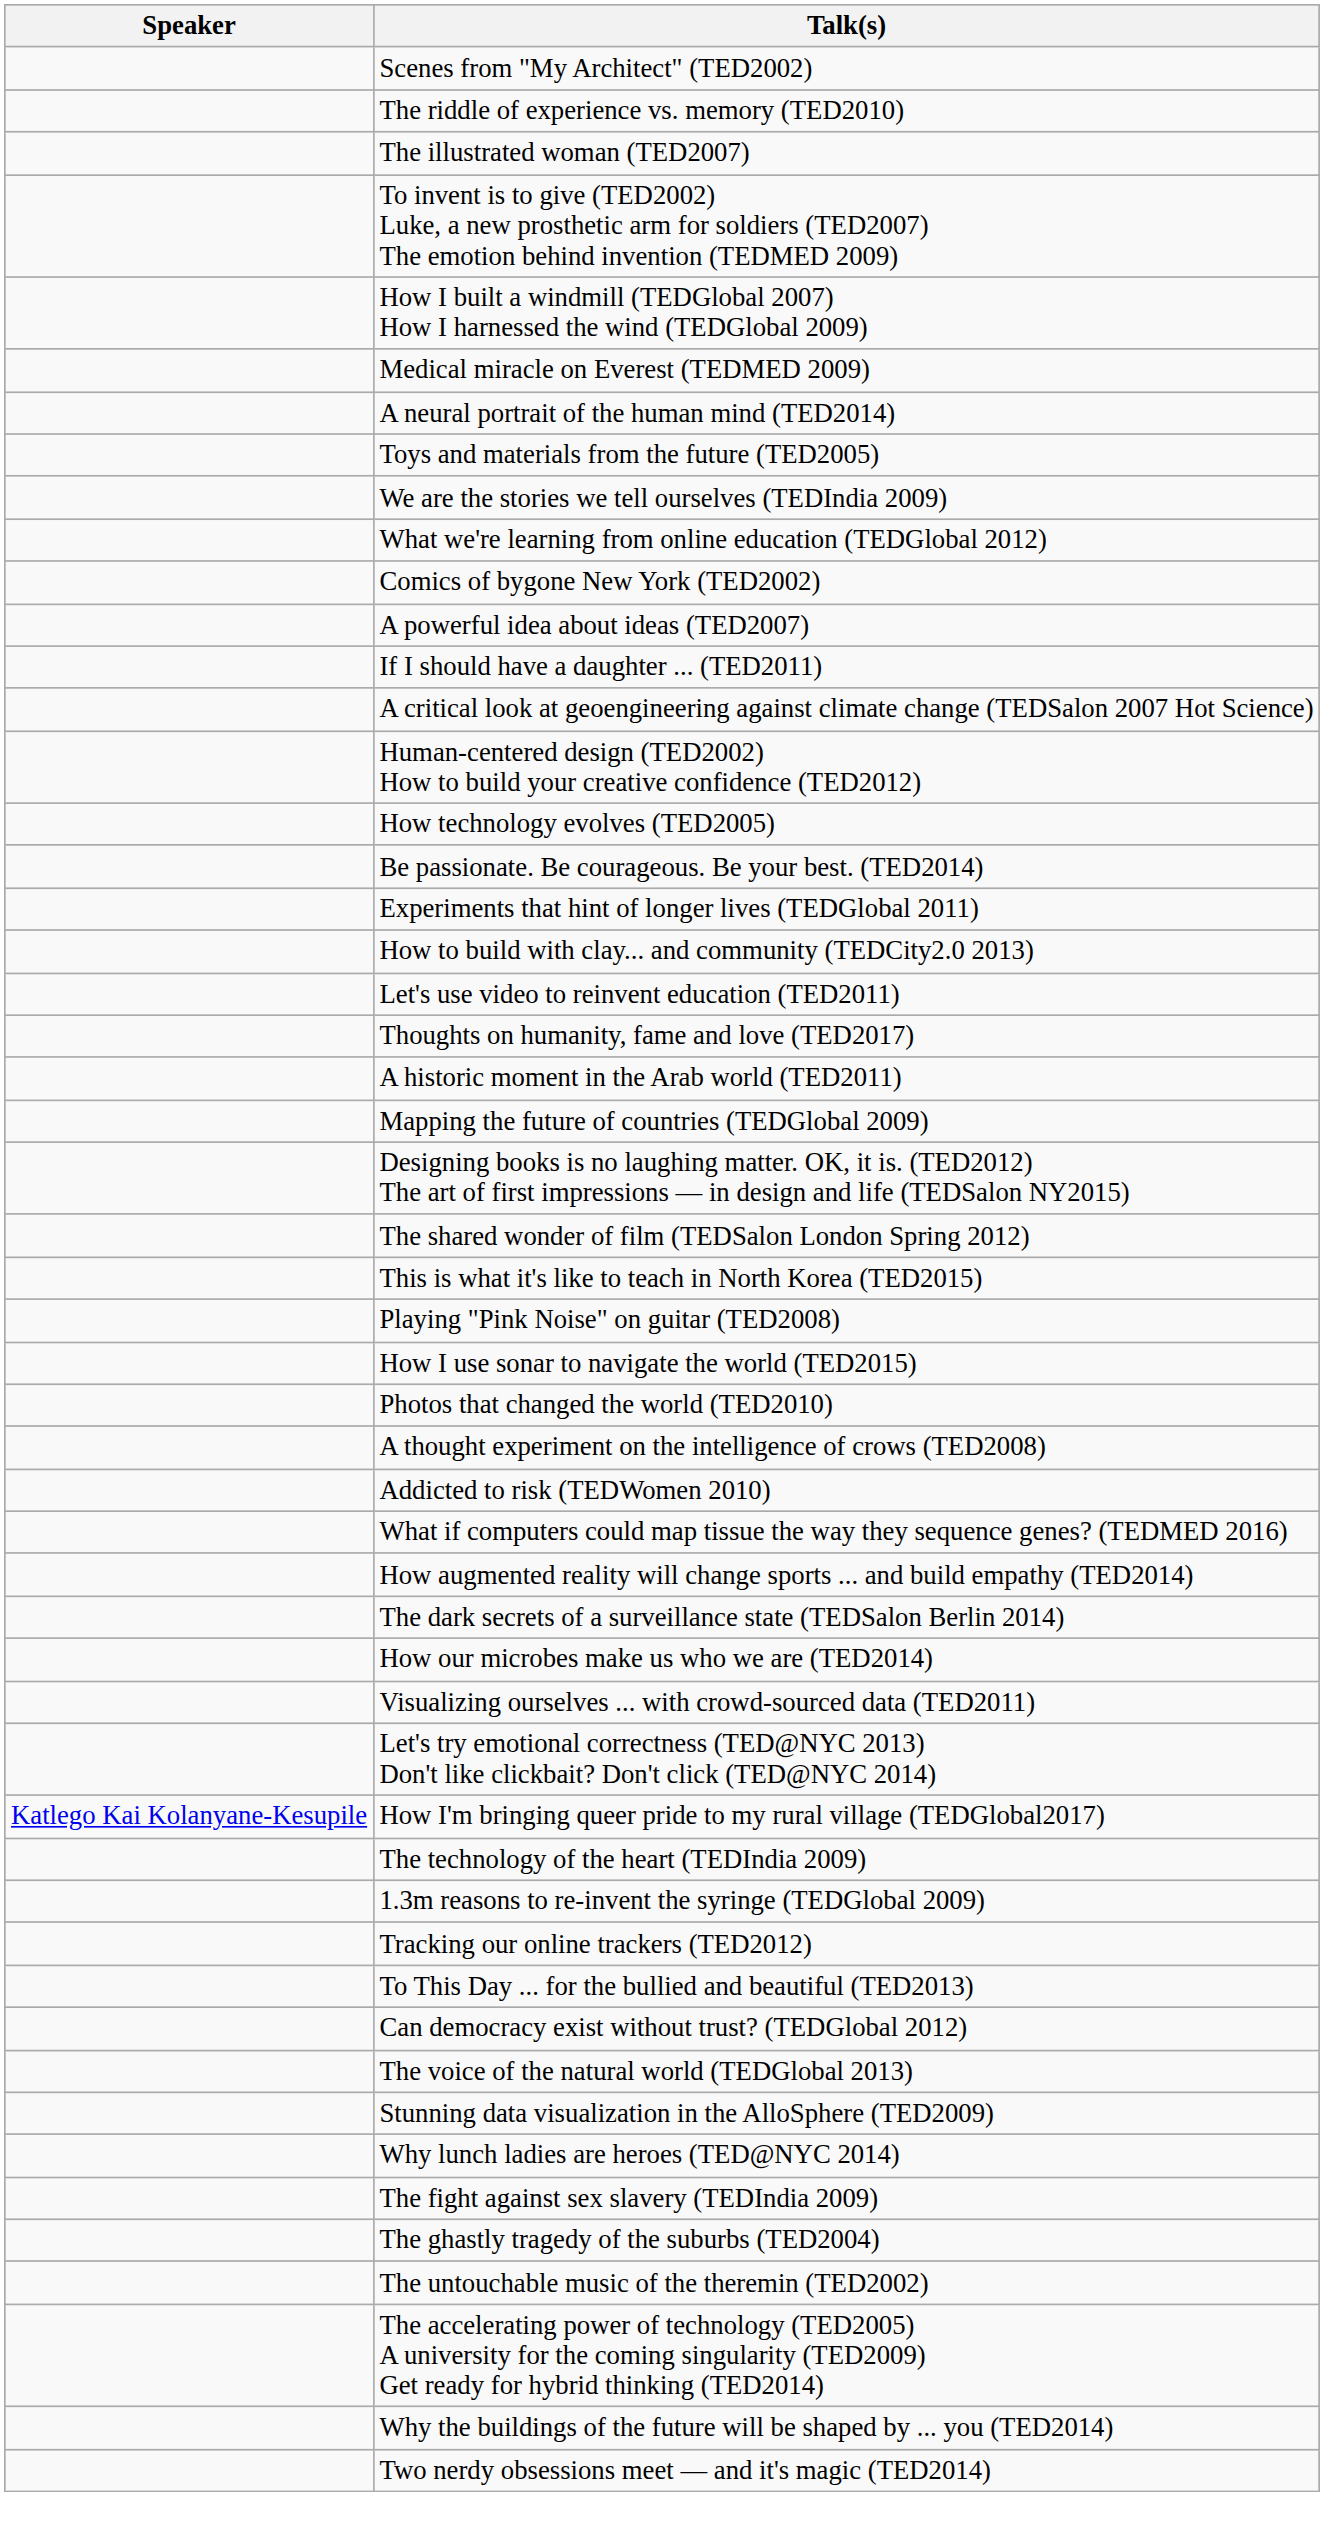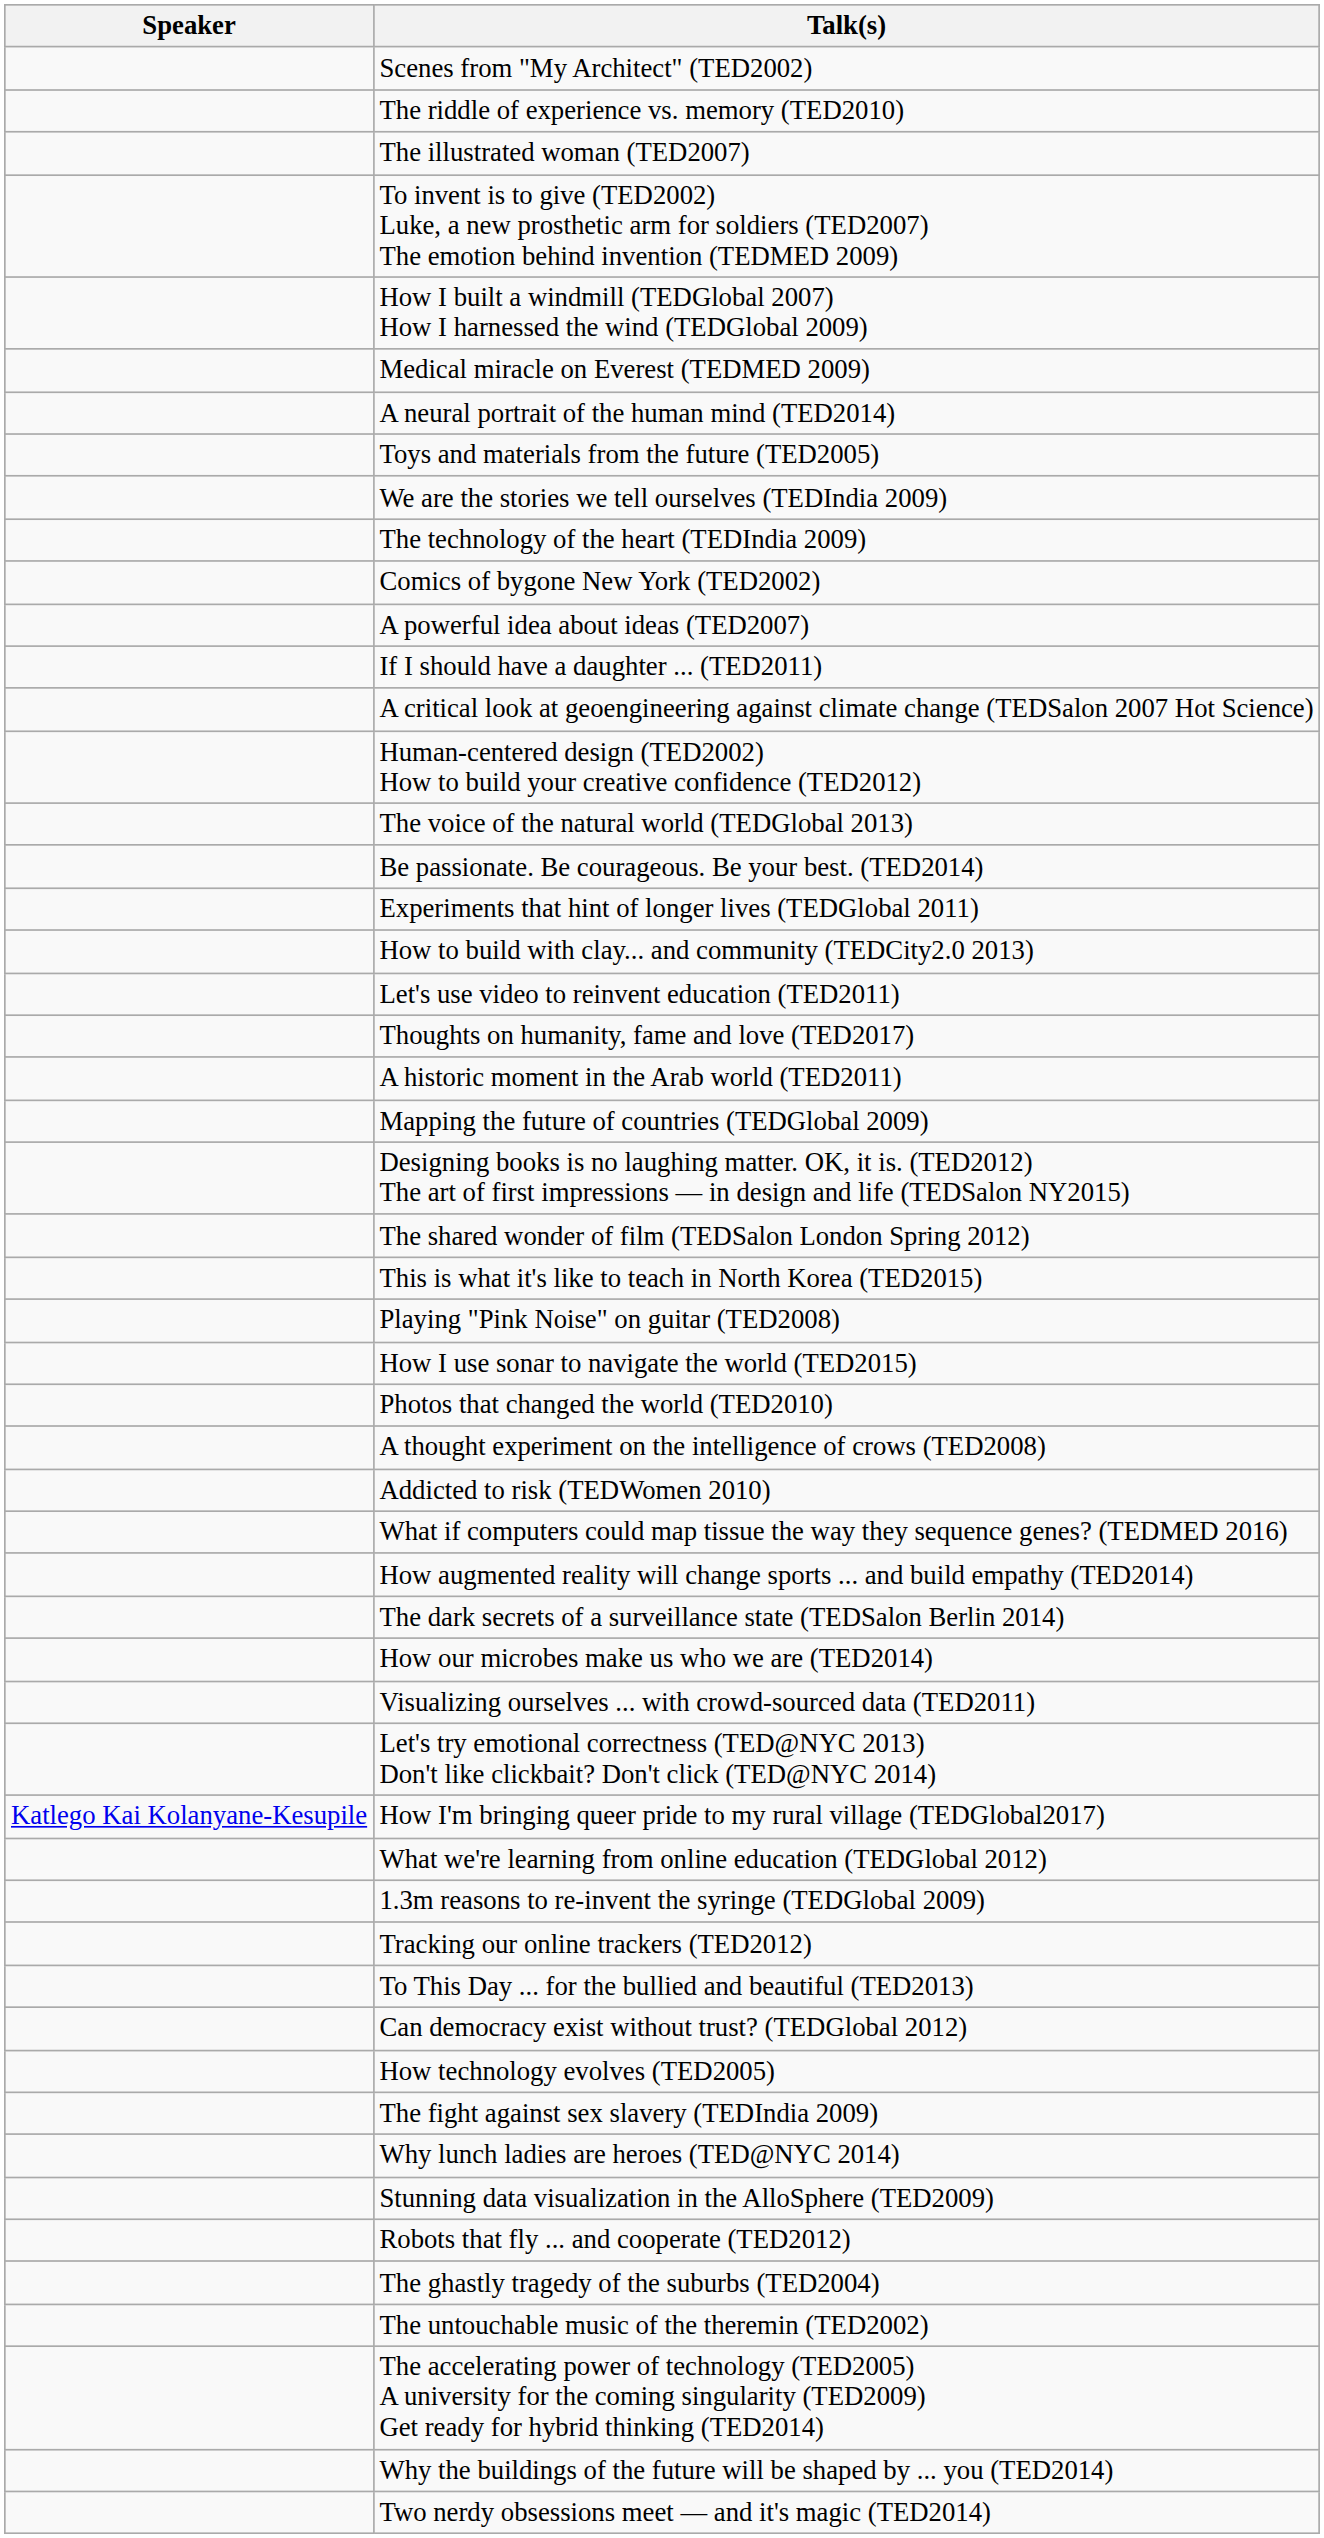rows swapped: (623, 1858) <-> (713, 539)
rows swapped: (577, 823) <-> (646, 2070)
rows swapped: (629, 2197) <-> (687, 2112)
+ row: (615, 2240)
